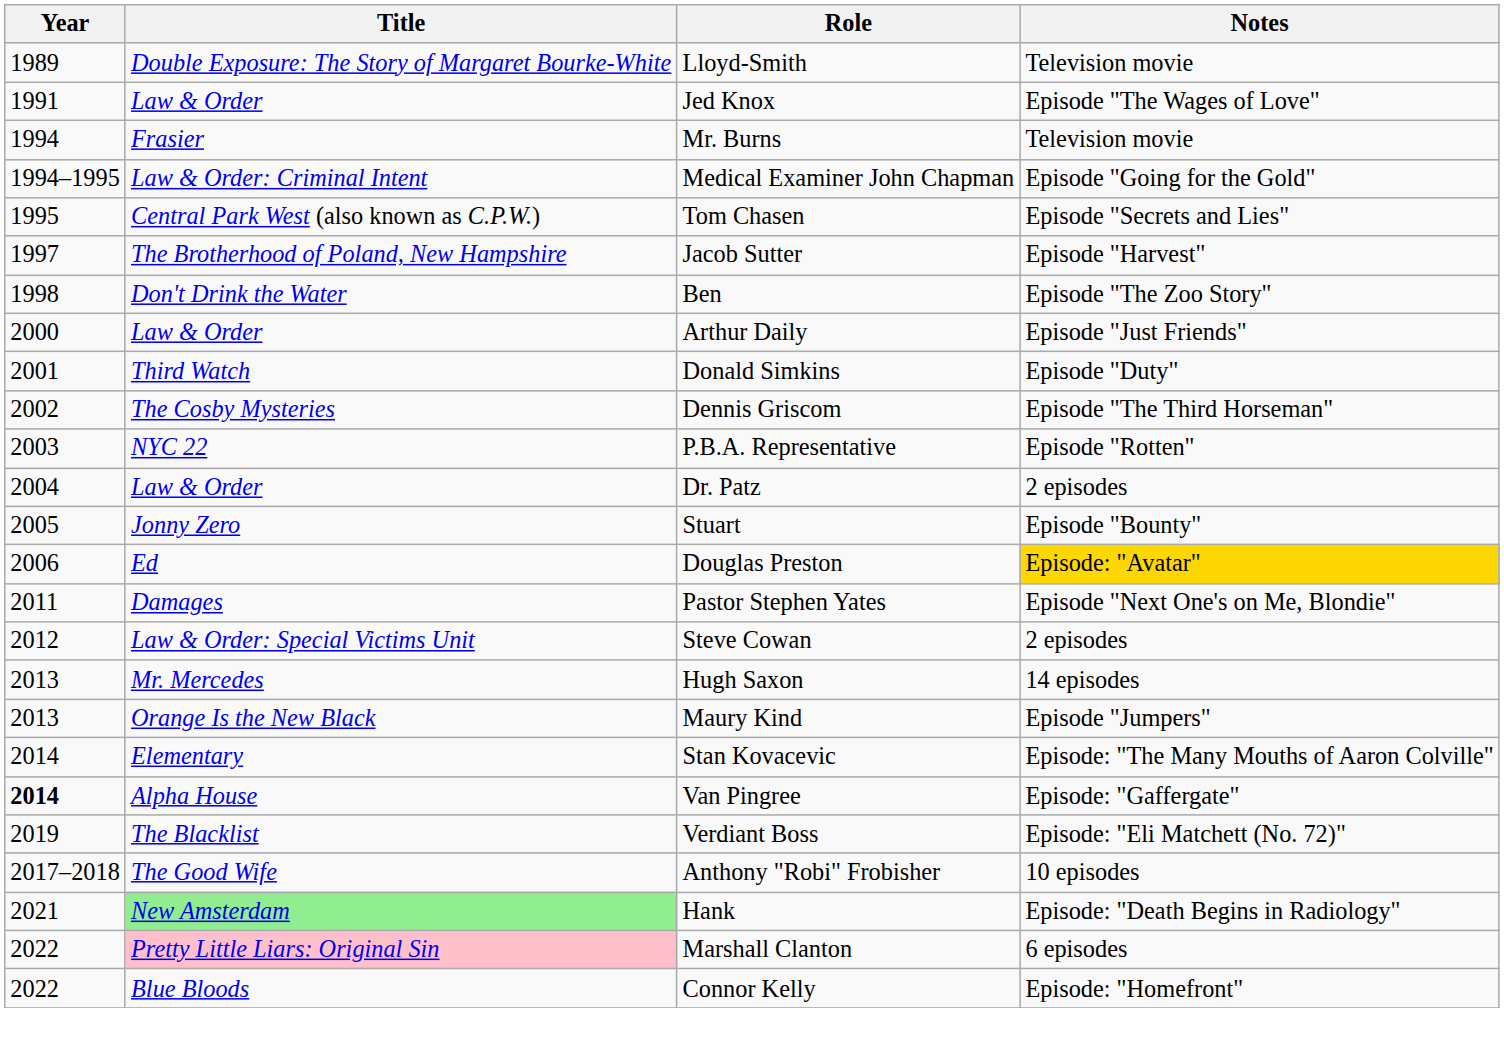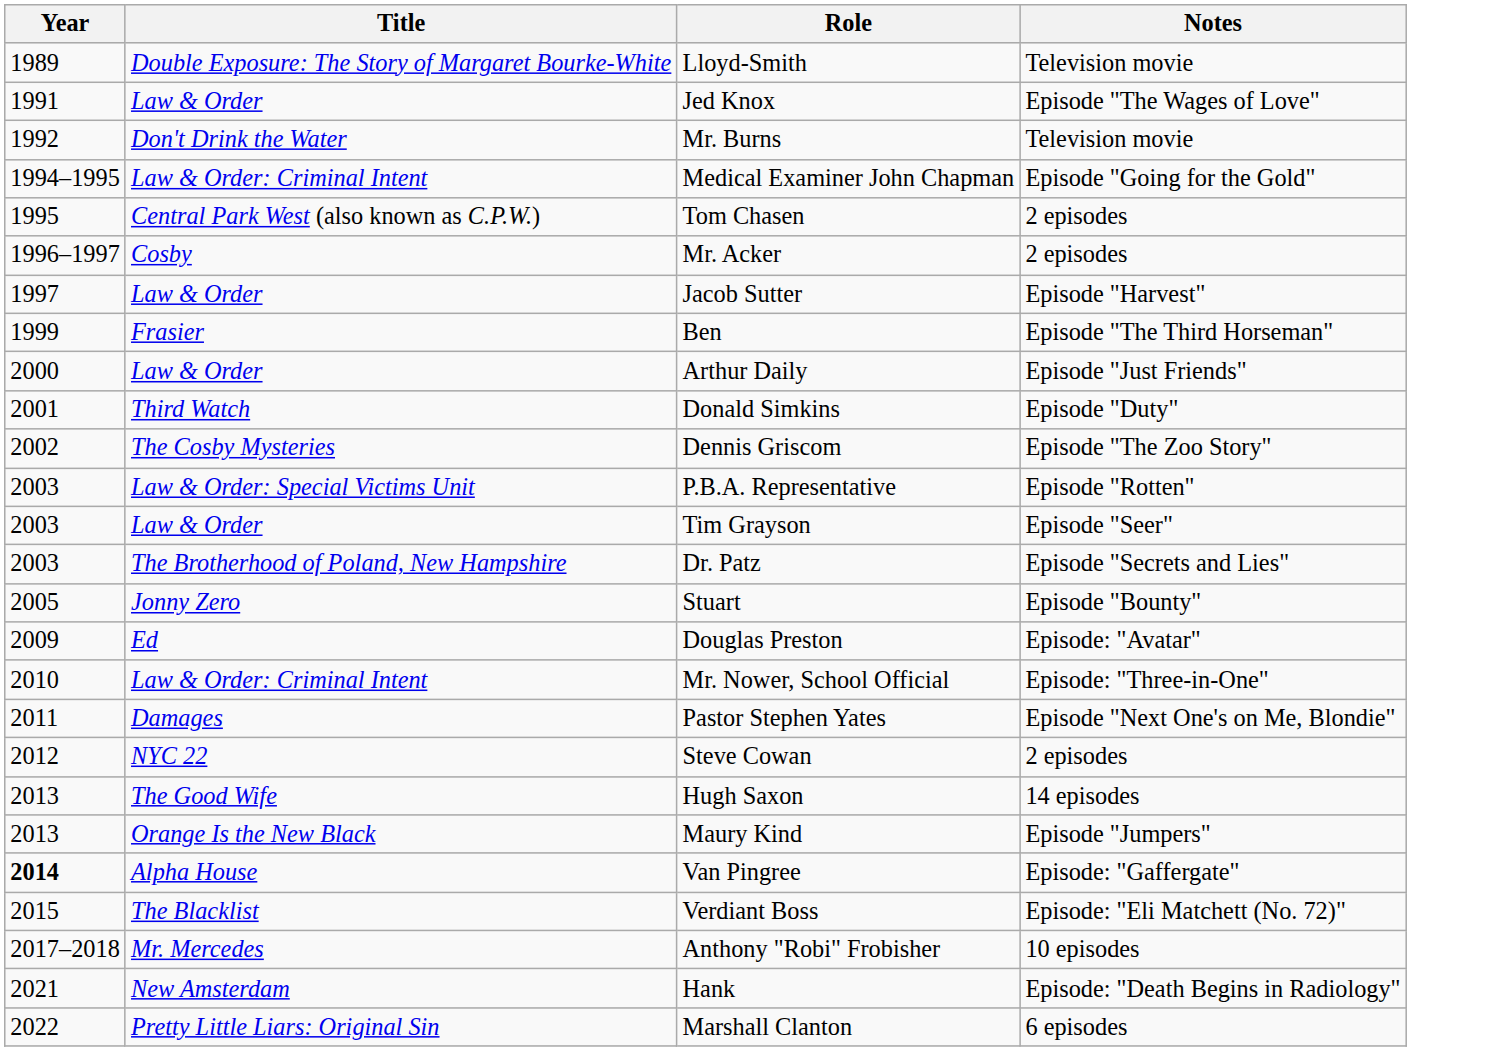(35, 139) 1994 -> (35, 139) 1992
(167, 139) Frasier -> (239, 139) Don't Drink the Water
(1157, 216) Episode "Secrets and Lies" -> (1076, 216) 2 episodes
+ row: (732, 255)
(349, 255) The Brotherhood of Poland, New Hampshire -> (197, 293) Law & Order
(35, 293) 1998 -> (35, 332) 1999
(239, 293) Don't Drink the Water -> (167, 332) Frasier
(1148, 293) Episode "The Zoo Story" -> (1179, 332) Episode "The Third Horseman"
(1179, 409) Episode "The Third Horseman" -> (1148, 448) Episode "The Zoo Story"
(169, 448) NYC 22 -> (303, 486) Law & Order: Special Victims Unit
+ row: (747, 525)
(35, 486) 2004 -> (35, 563) 2003
(197, 486) Law & Order -> (349, 563) The Brotherhood of Poland, New Hampshire
(1076, 486) 2 episodes -> (1157, 563) Episode "Secrets and Lies"
(35, 563) 2006 -> (35, 640) 2009
(1113, 563) gold background -> (1113, 640) no background
+ row: (816, 679)
(303, 640) Law & Order: Special Victims Unit -> (169, 756) NYC 22
(197, 679) Mr. Mercedes -> (204, 795) The Good Wife
- row: (759, 756)
(35, 833) 2019 -> (35, 910) 2015
(204, 872) The Good Wife -> (197, 949) Mr. Mercedes
(210, 910) lightgreen background -> (210, 988) no background
(285, 949) pink background -> (285, 1026) no background
- row: (749, 988)
